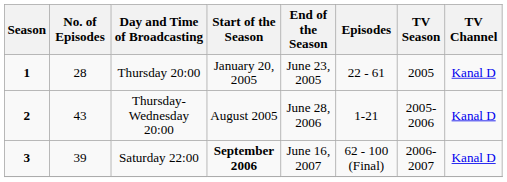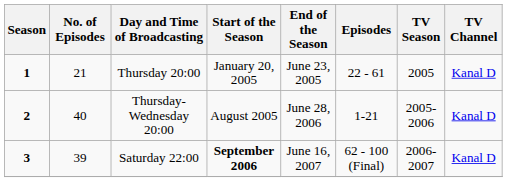(80, 72) 28 -> (80, 72) 21
(80, 115) 43 -> (80, 115) 40
